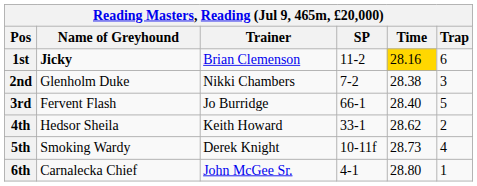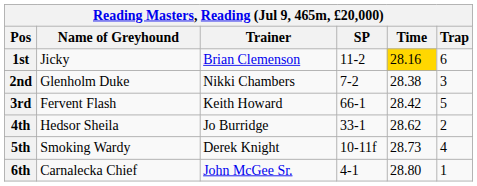(56, 59) bold -> (55, 59) normal
(236, 103) Jo Burridge -> (243, 103) Keith Howard
(406, 103) 28.40 -> (406, 103) 28.42
(243, 125) Keith Howard -> (236, 125) Jo Burridge
